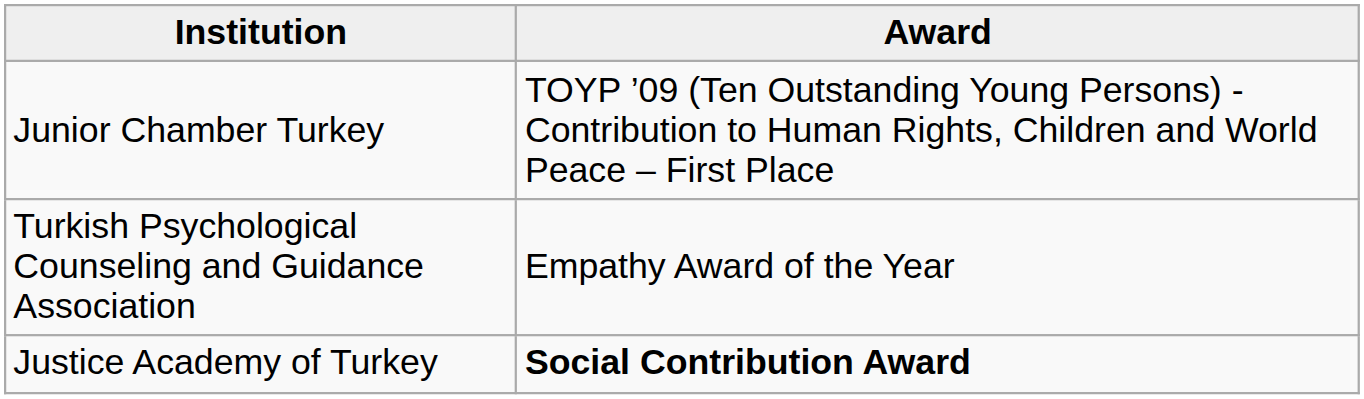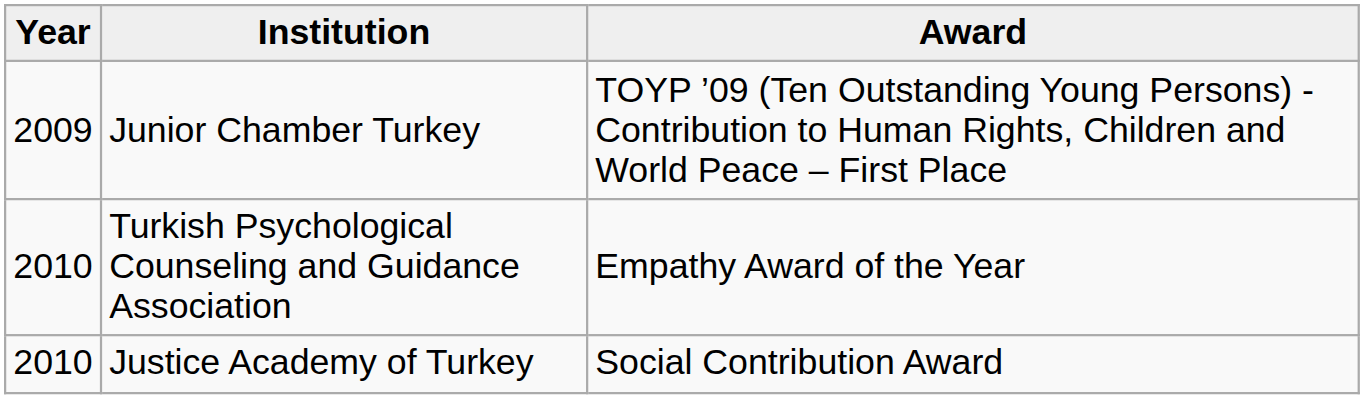+ column: (53, 32)
(748, 363) bold -> (799, 363) normal
